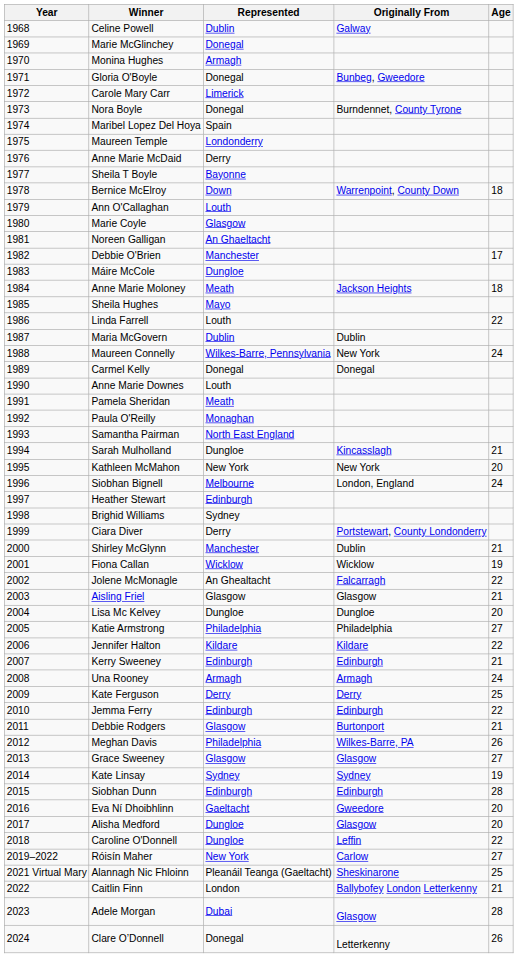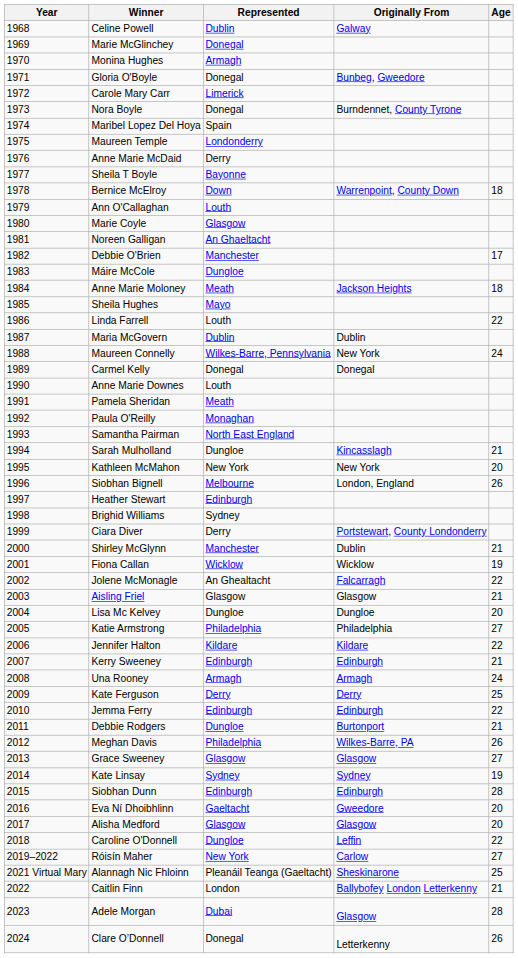(497, 483) 24 -> (497, 483) 26
(225, 727) Glasgow -> (225, 727) Dungloe
(225, 824) Dungloe -> (225, 824) Glasgow
